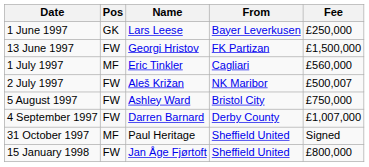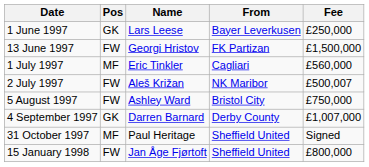(111, 118) FW -> (111, 118) GK
